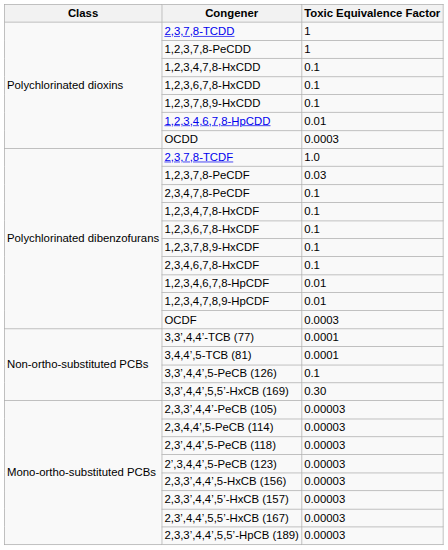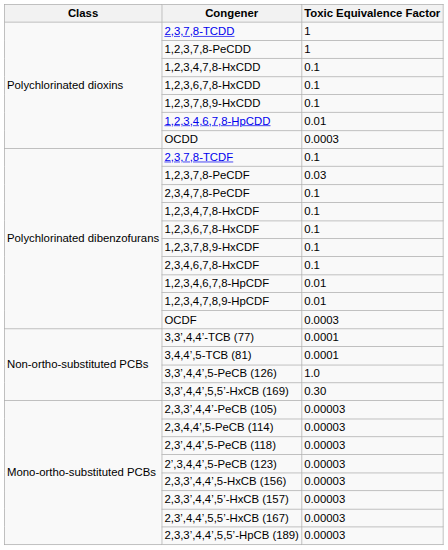(312, 157) 1.0 -> (312, 157) 0.1
(312, 373) 0.1 -> (312, 373) 1.0
